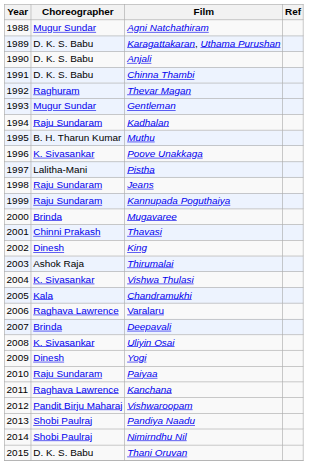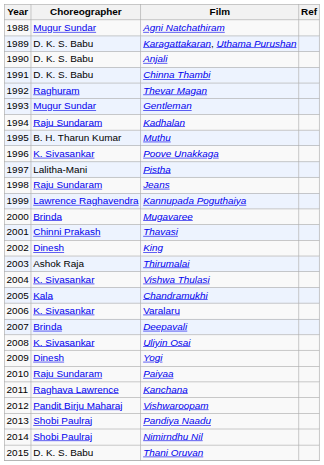(68, 201) Raju Sundaram -> (86, 201) Lawrence Raghavendra
(76, 311) Raghava Lawrence -> (64, 311) K. Sivasankar
